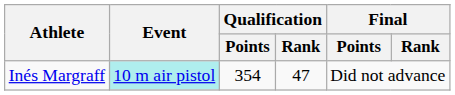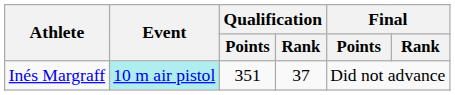(248, 75) 354 -> (248, 75) 351
(301, 75) 47 -> (301, 75) 37
